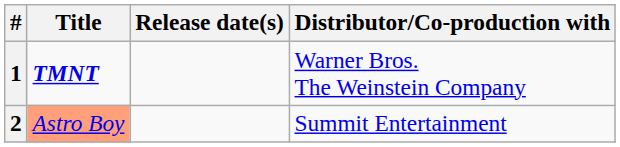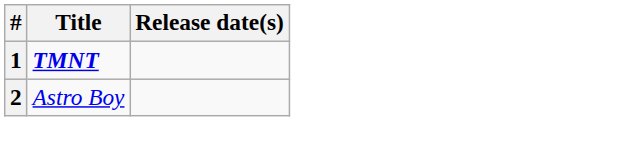- column: (452, 23)
(79, 123) lightsalmon background -> (79, 97) no background
